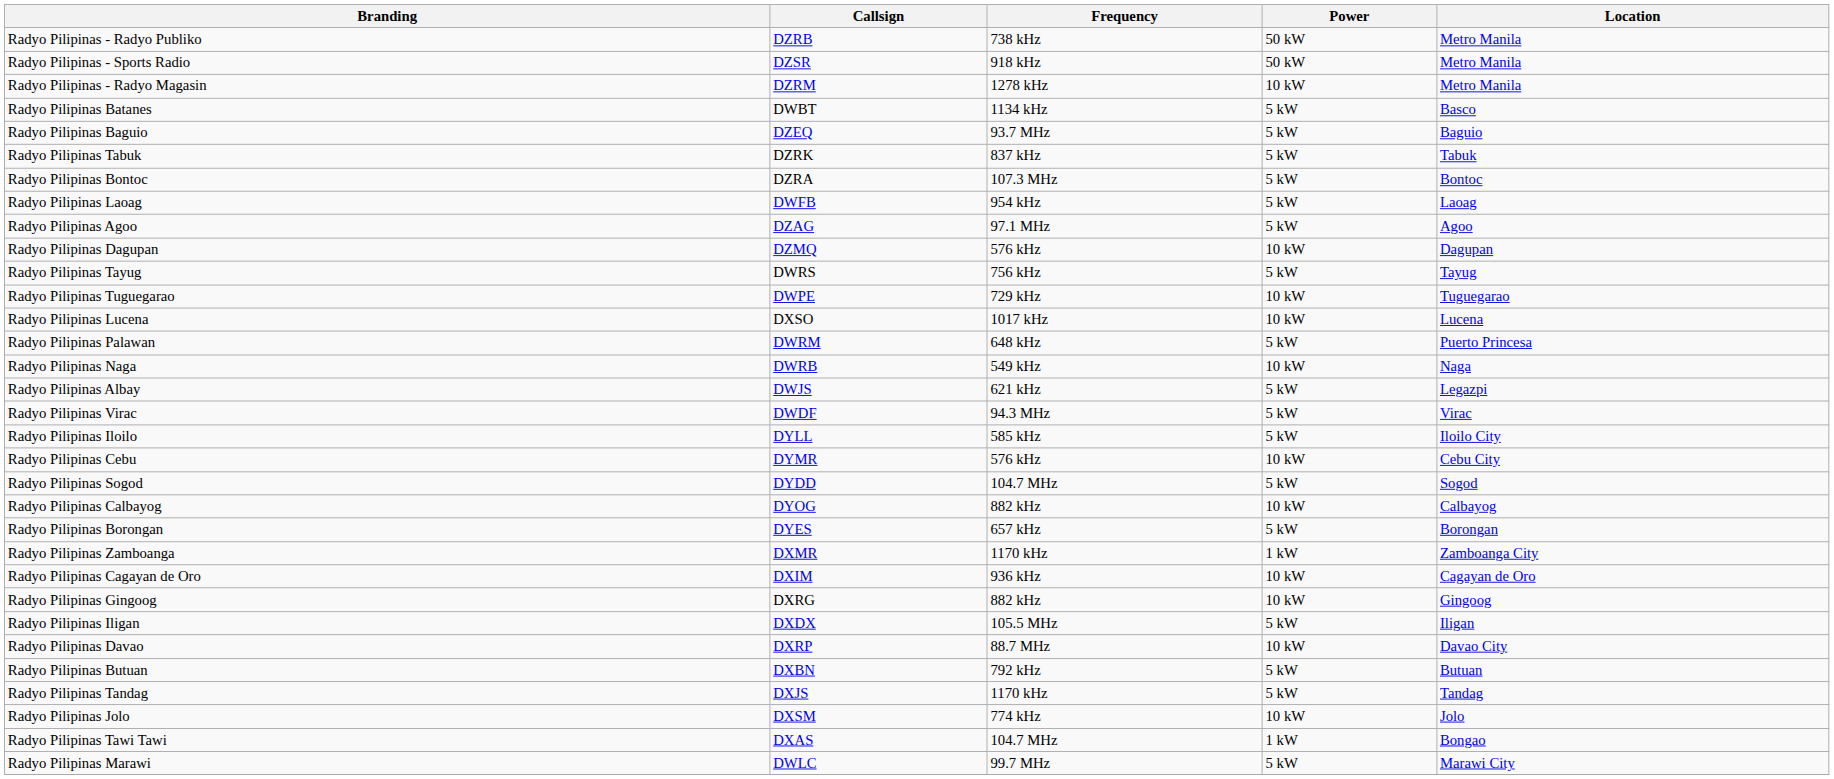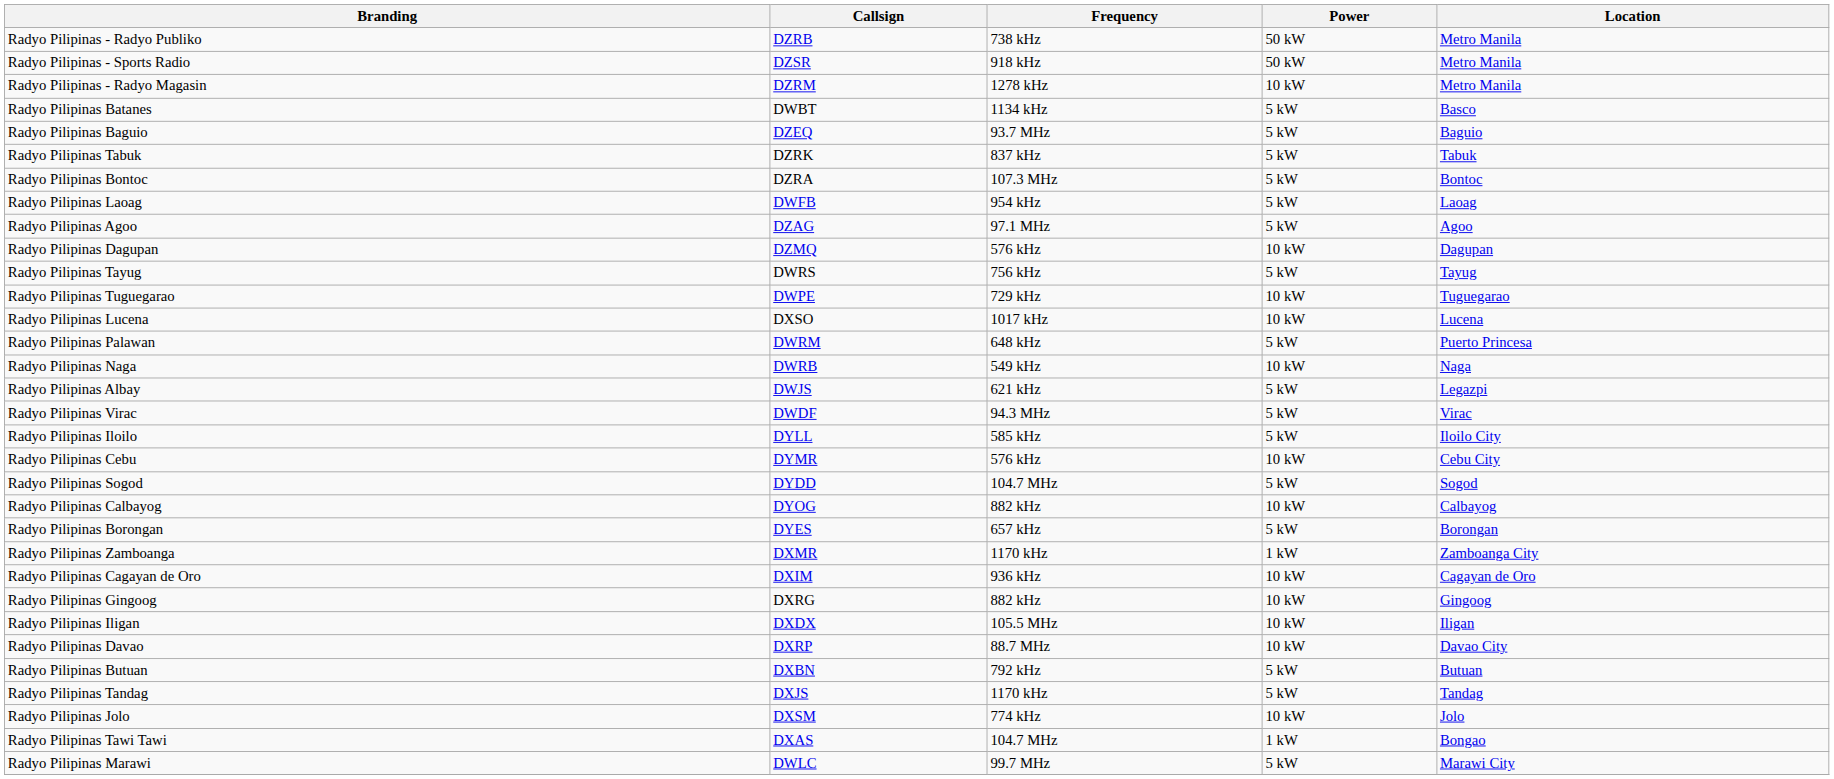(1282, 623) 5 kW -> (1285, 623) 10 kW
